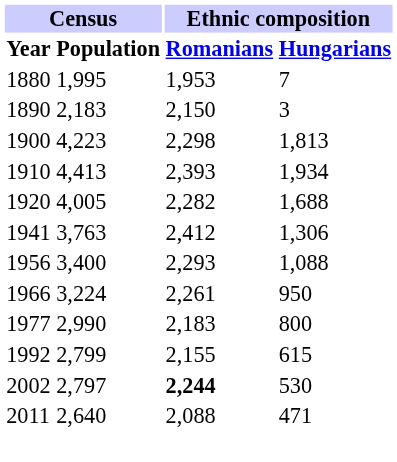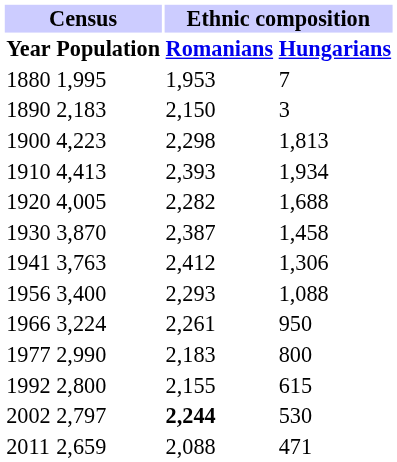+ row: (28, 232)
(81, 354) 2,799 -> (81, 385) 2,800
(81, 416) 2,640 -> (81, 446) 2,659
